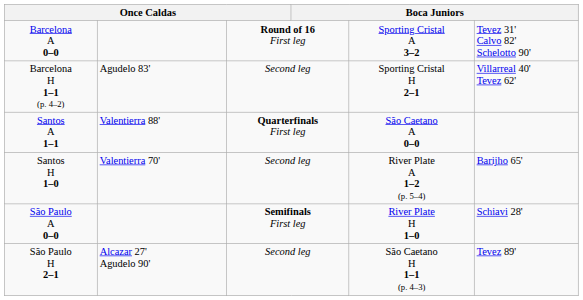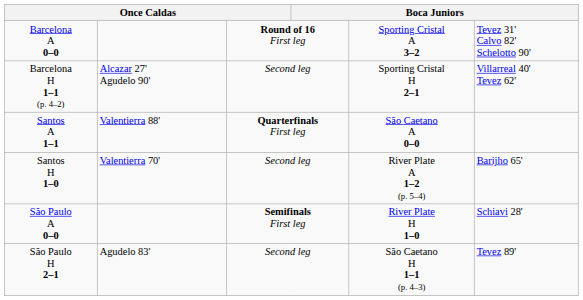(125, 69) Agudelo 83' -> (125, 74) Alcazar 27' Agudelo 90'
(125, 257) Alcazar 27' Agudelo 90' -> (125, 252) Agudelo 83'
